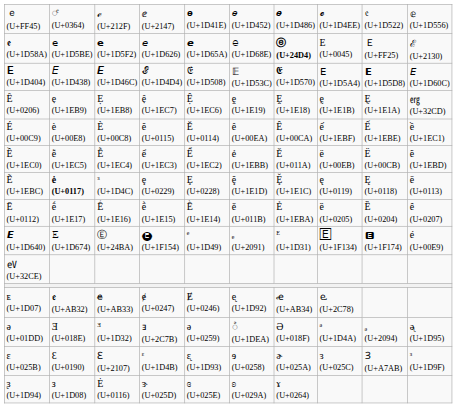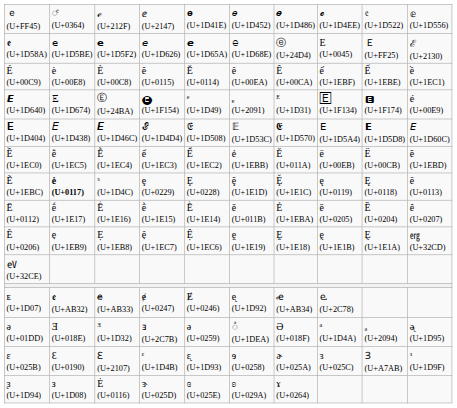(294, 48) bold -> (294, 48) normal
rows swapped: (26, 77) <-> (24, 132)
rows swapped: (26, 241) <-> (23, 104)
